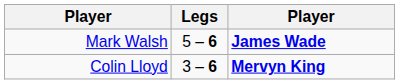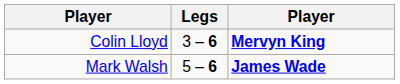rows swapped: (129, 66) <-> (127, 41)
